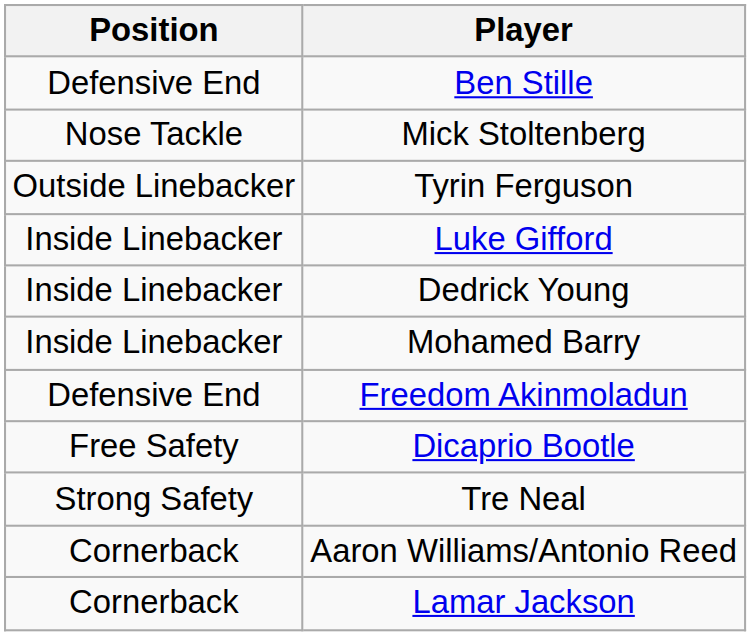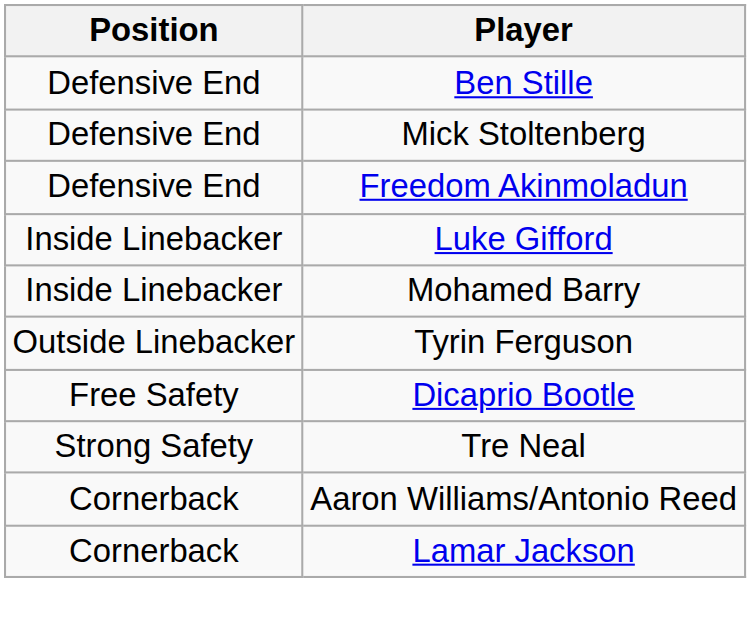(154, 134) Nose Tackle -> (154, 134) Defensive End
rows swapped: (524, 394) <-> (524, 186)
- row: (524, 290)
